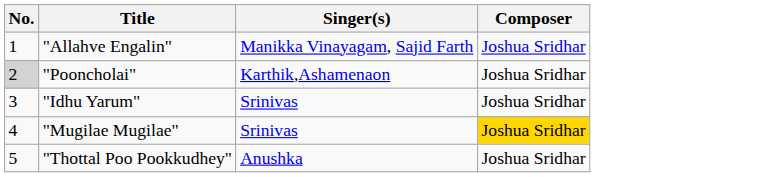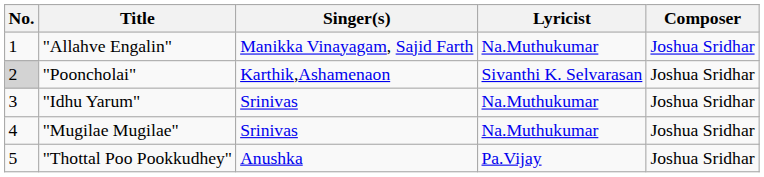+ column: (562, 18)
(534, 130) gold background -> (703, 130) no background
